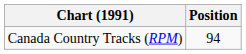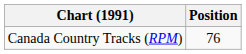(213, 37) 94 -> (213, 37) 76
